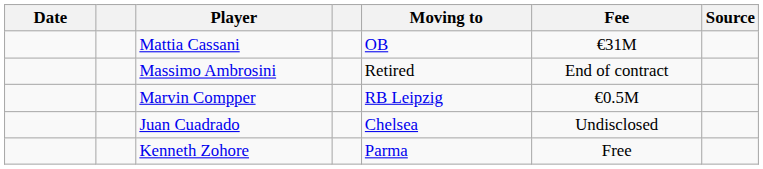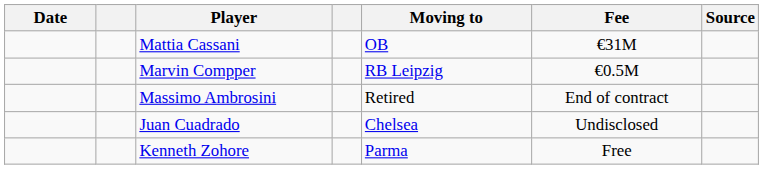rows swapped: (208, 71) <-> (197, 97)
